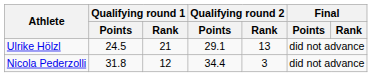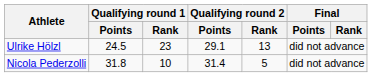(165, 47) 21 -> (165, 47) 23
(165, 64) 12 -> (165, 64) 10
(215, 64) 34.4 -> (215, 64) 31.4
(264, 64) 3 -> (264, 64) 5
